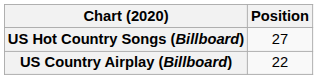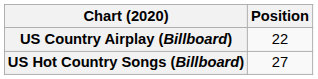rows swapped: (126, 62) <-> (126, 39)
